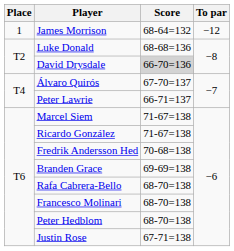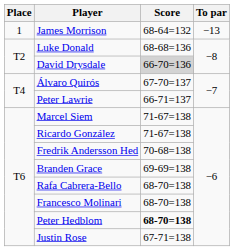(211, 30) −12 -> (211, 30) −13
(167, 220) normal -> (167, 220) bold
